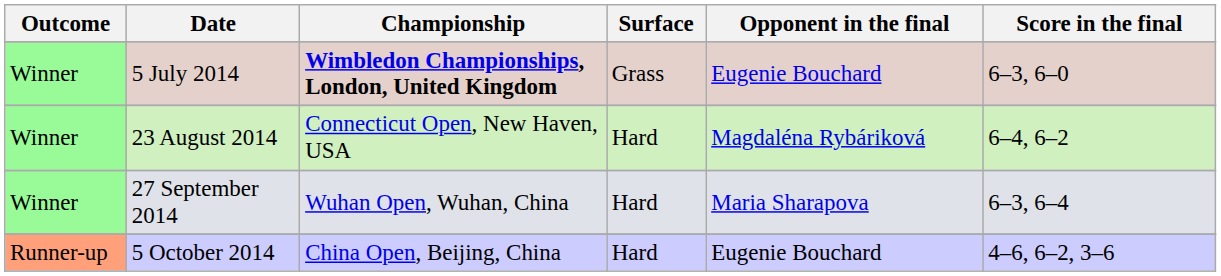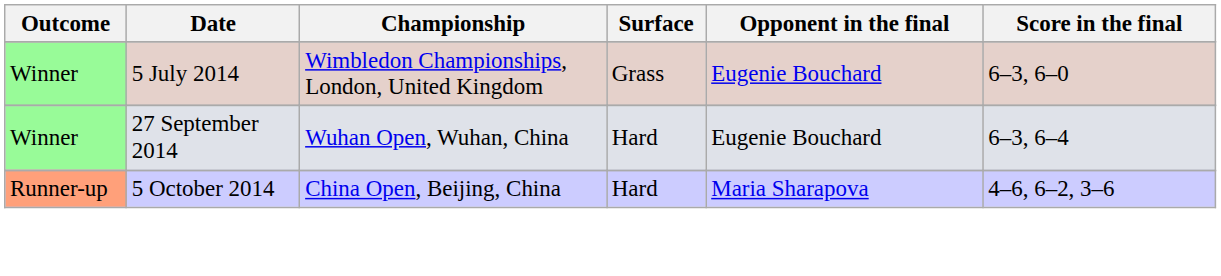(445, 73) bold -> (436, 73) normal
- row: (204, 137)
(790, 201) Maria Sharapova -> (796, 137) Eugenie Bouchard
(796, 251) Eugenie Bouchard -> (790, 187) Maria Sharapova
